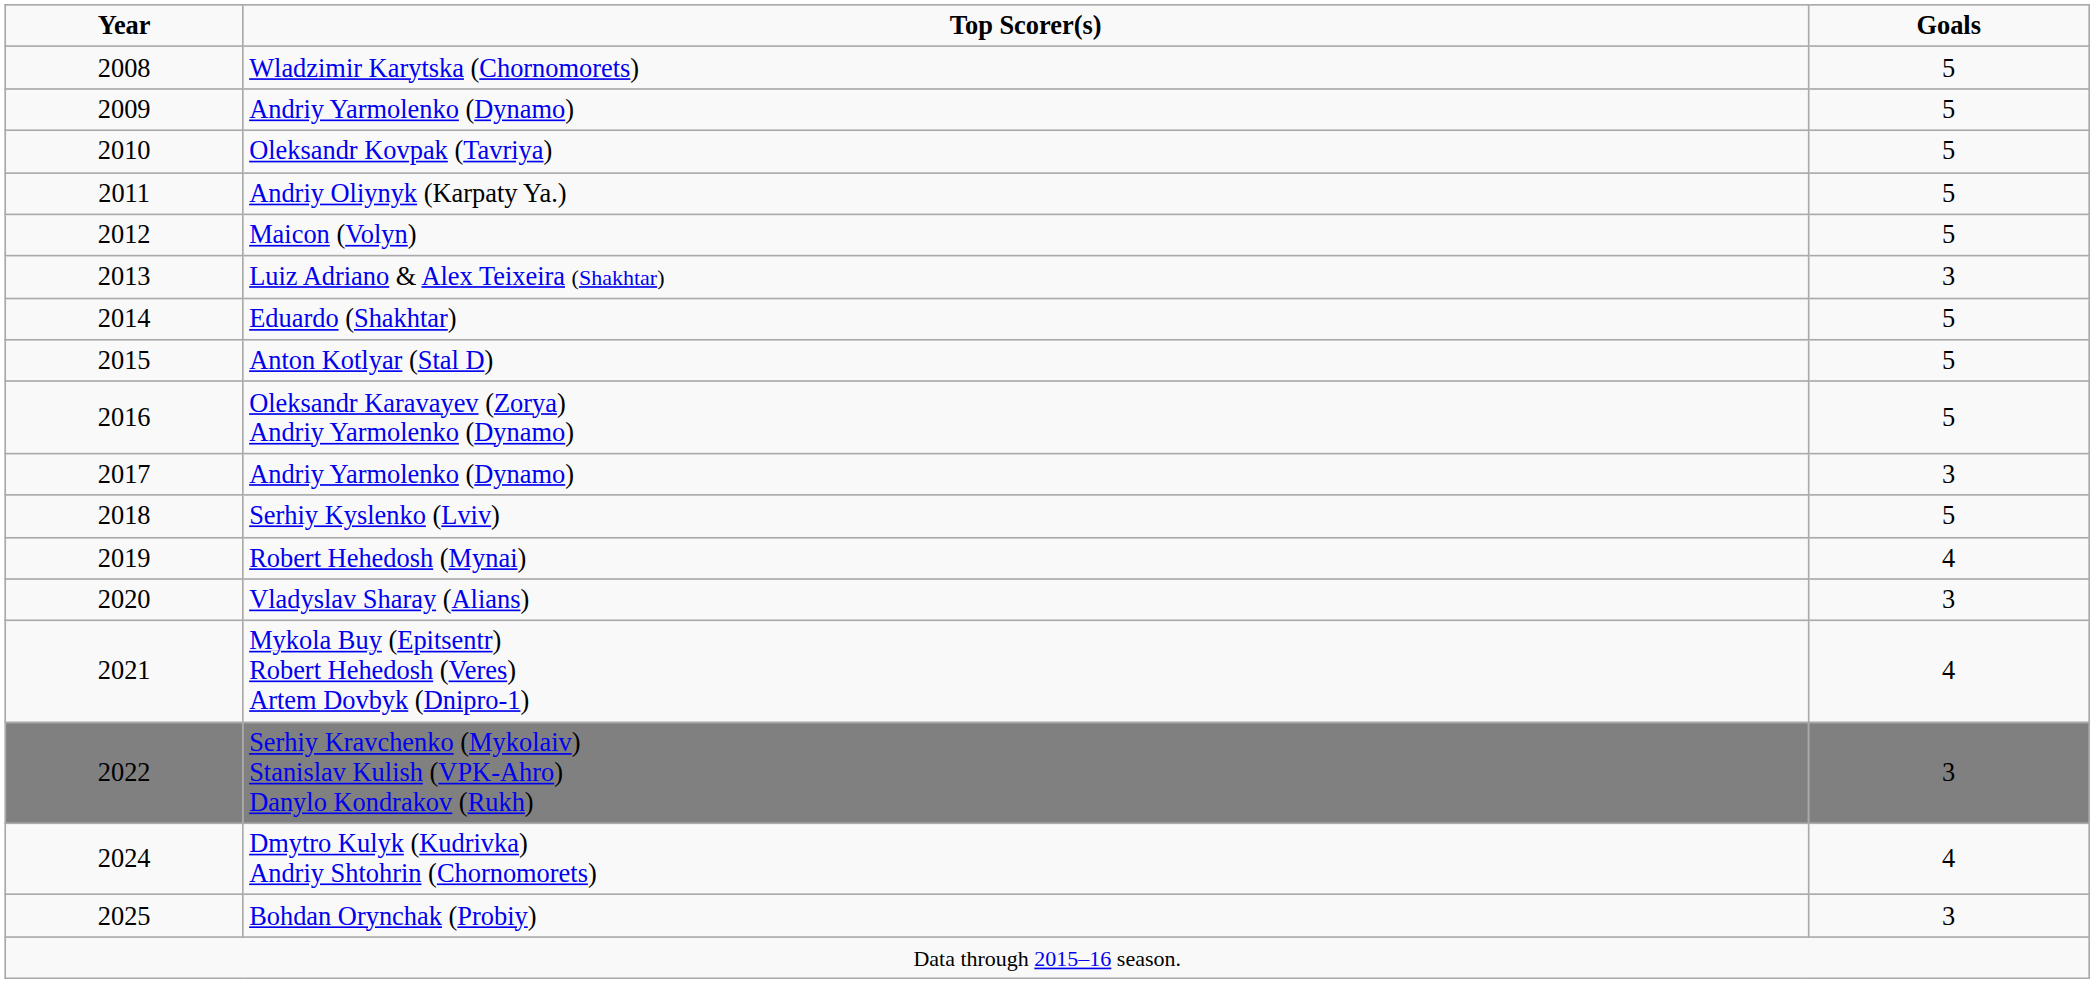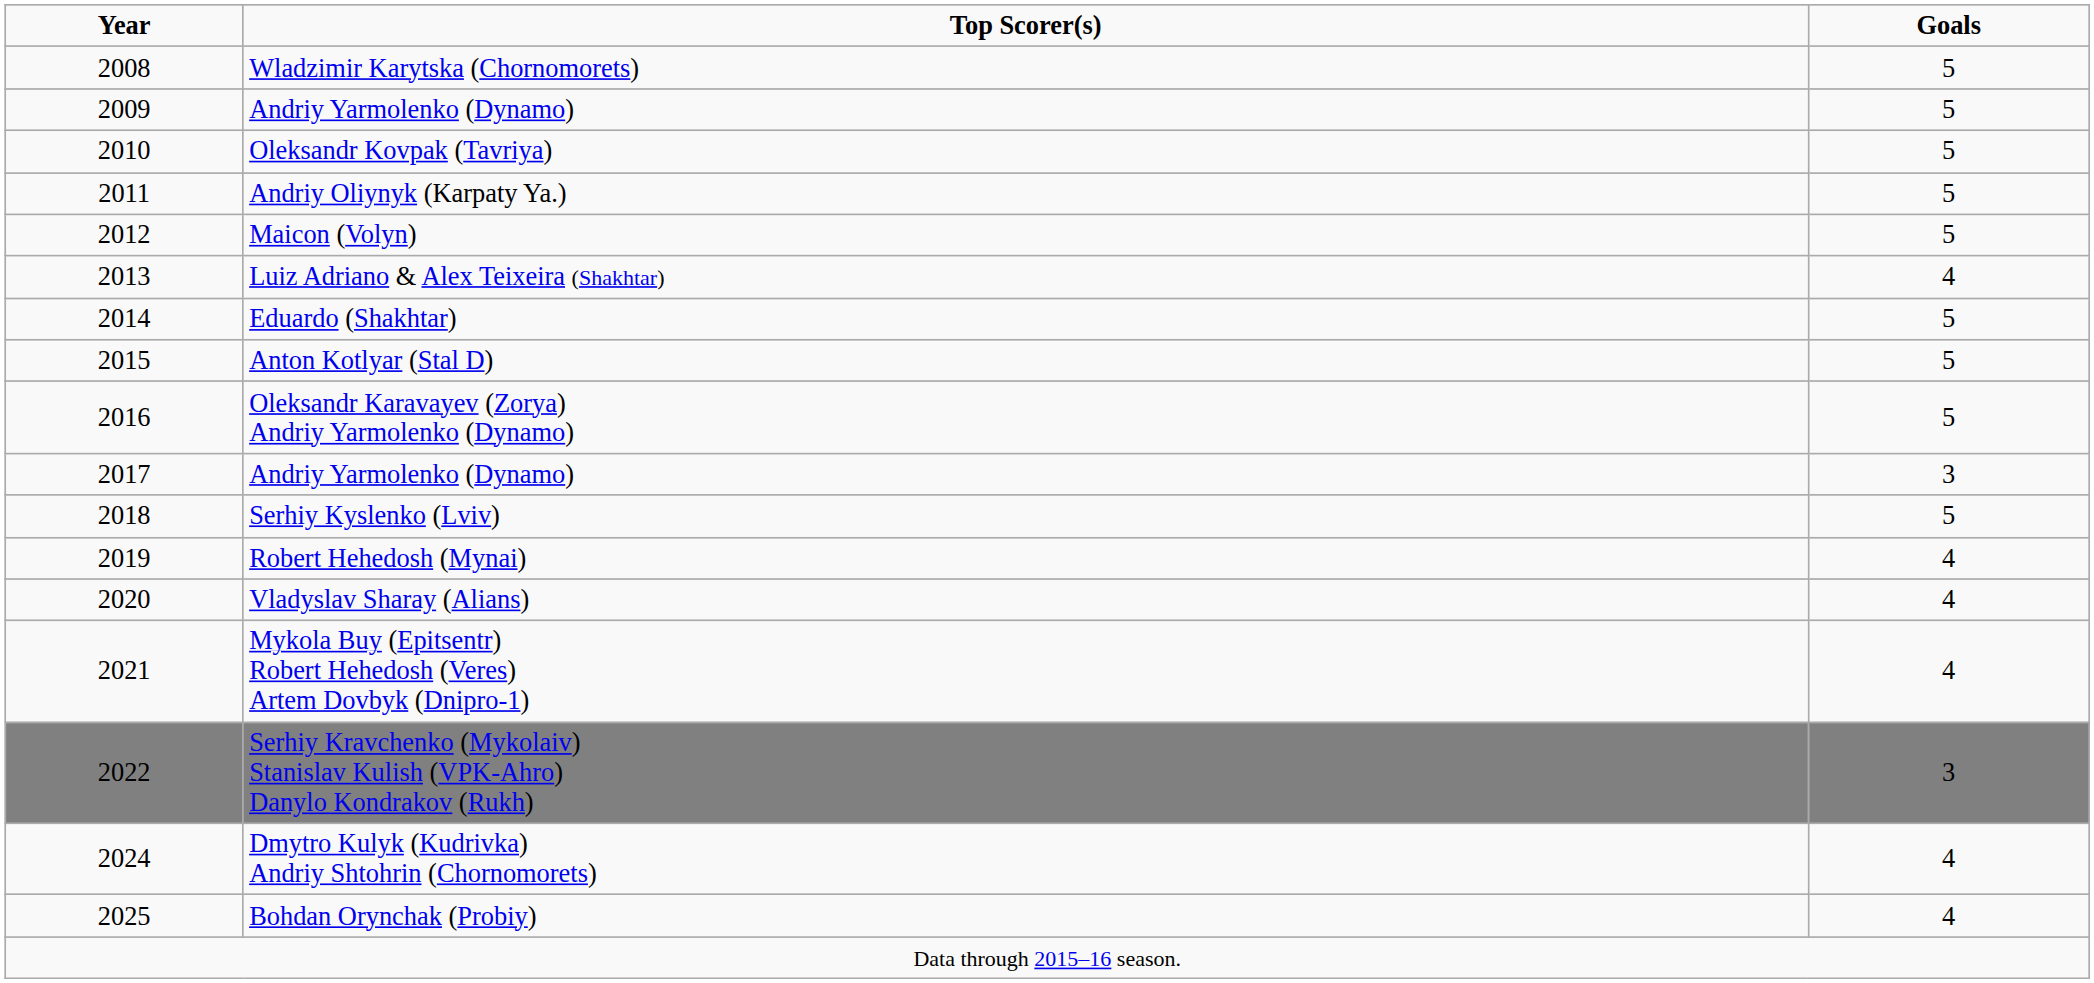(1949, 276) 3 -> (1949, 276) 4
(1949, 599) 3 -> (1949, 599) 4
(1949, 915) 3 -> (1949, 915) 4
